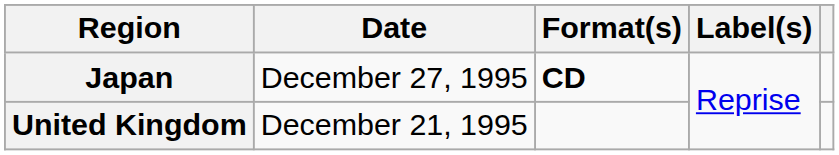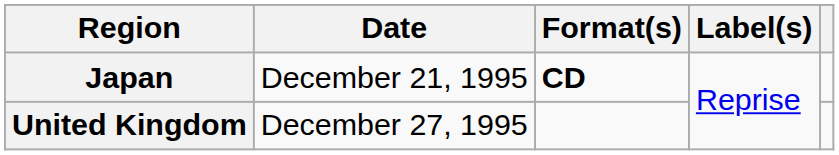(394, 76) December 27, 1995 -> (394, 76) December 21, 1995
(394, 125) December 21, 1995 -> (394, 125) December 27, 1995
